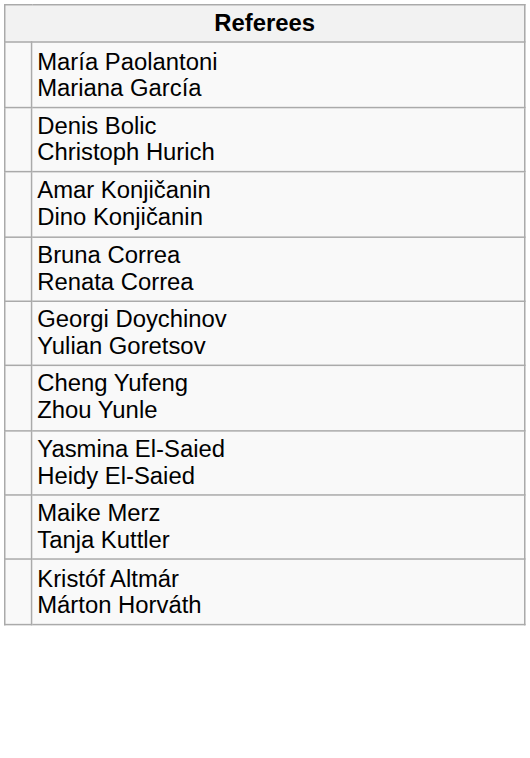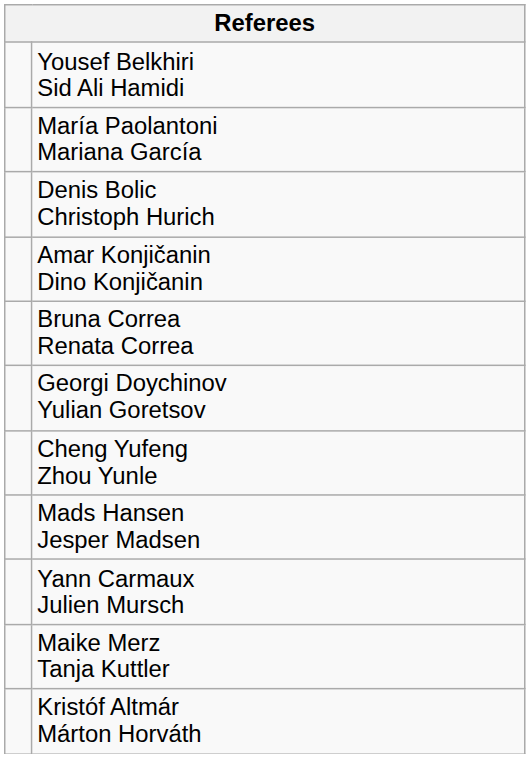+ row: (116, 74)
+ row: (119, 527)
- row: (131, 462)
+ row: (116, 591)
